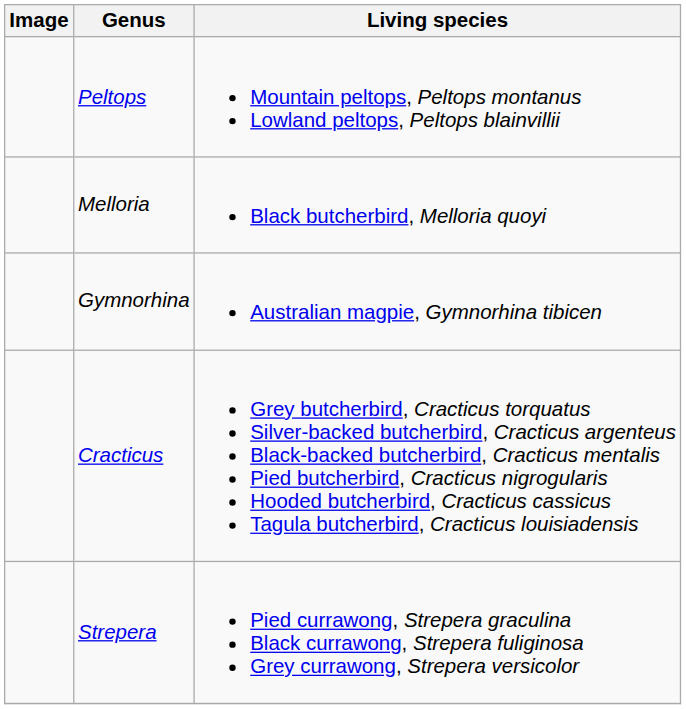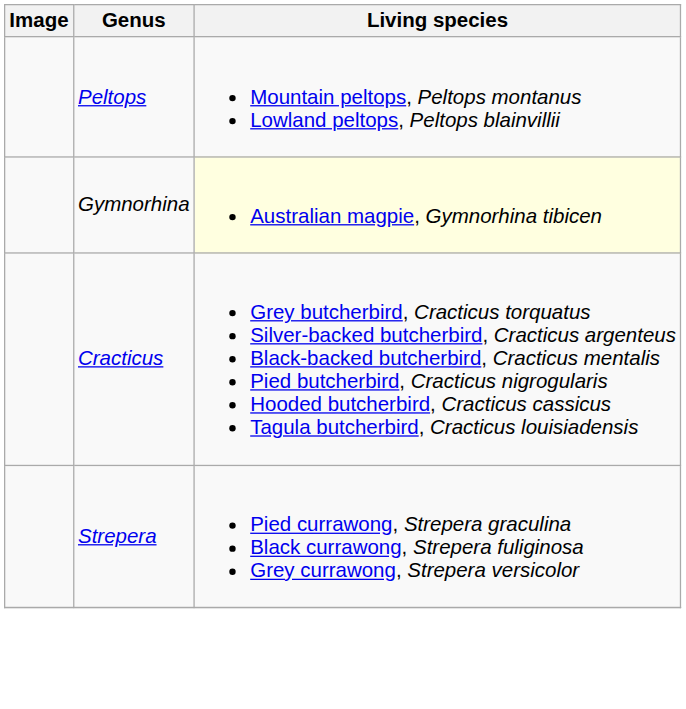- row: (114, 204)
(437, 313) no background -> (437, 216) lightyellow background
